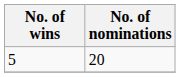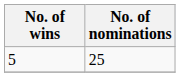(97, 59) 20 -> (97, 59) 25
